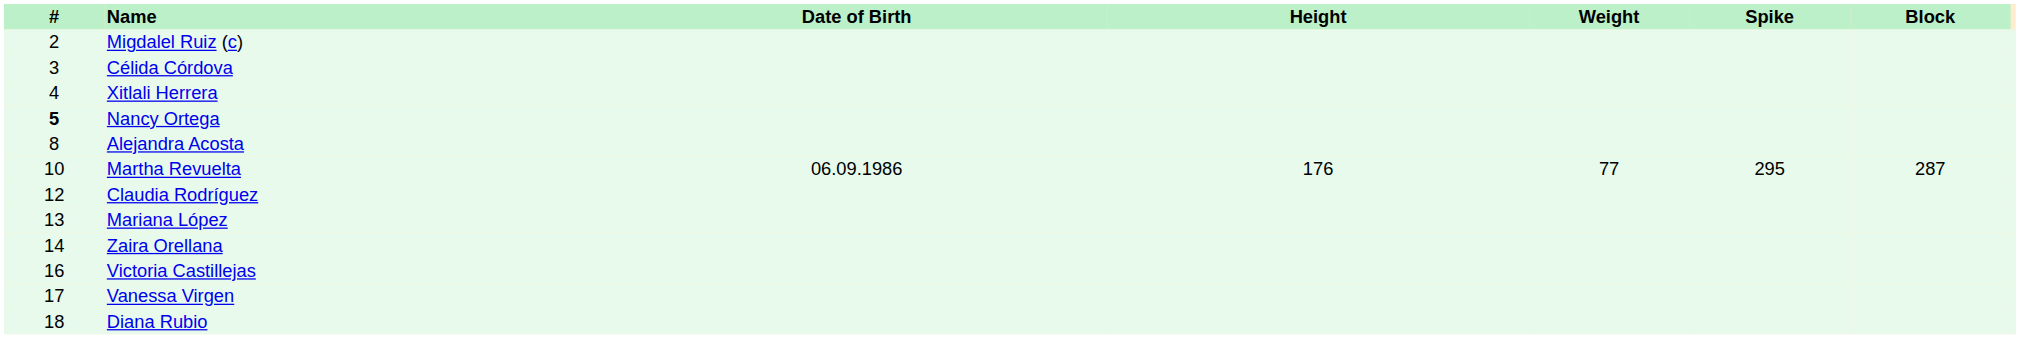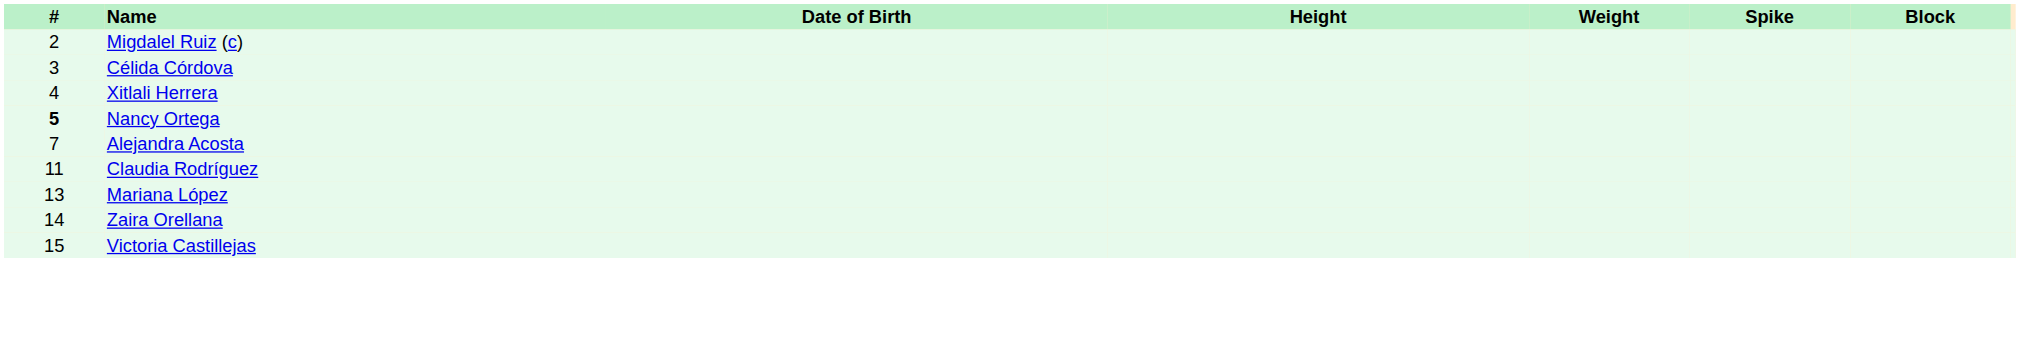(54, 144) 8 -> (54, 144) 7
- row: (174, 169)
(54, 194) 12 -> (54, 169) 11
(54, 271) 16 -> (54, 245) 15
- row: (171, 296)
- row: (157, 322)
